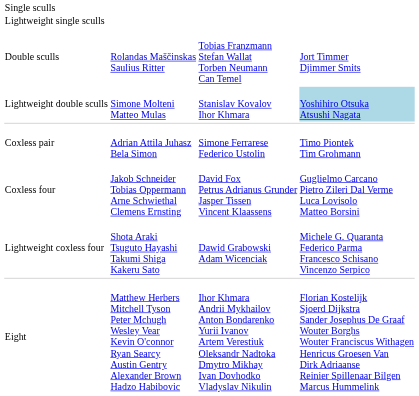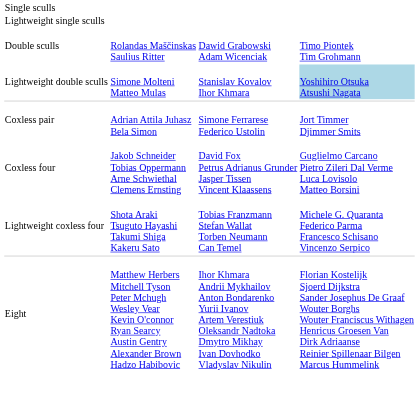(235, 62) Tobias Franzmann Stefan Wallat Torben Neumann Can Temel -> (235, 51) Dawid Grabowski Adam Wicenciak
(330, 62) Jort Timmer Djimmer Smits -> (330, 51) Timo Piontek Tim Grohmann
(330, 148) Timo Piontek Tim Grohmann -> (330, 126) Jort Timmer Djimmer Smits
(235, 253) Dawid Grabowski Adam Wicenciak -> (235, 231) Tobias Franzmann Stefan Wallat Torben Neumann Can Temel
